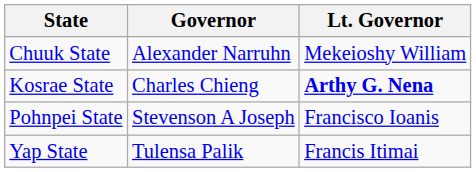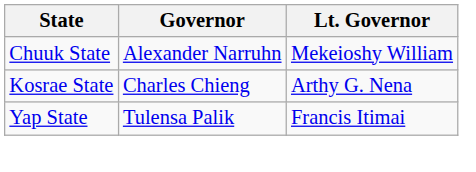(369, 85) bold -> (352, 85) normal
- row: (66, 118)
